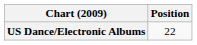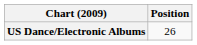(170, 31) 22 -> (170, 31) 26
